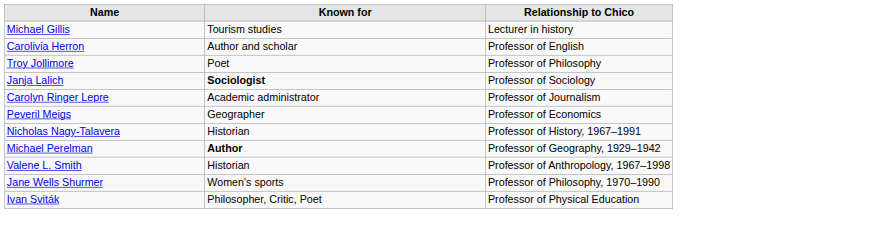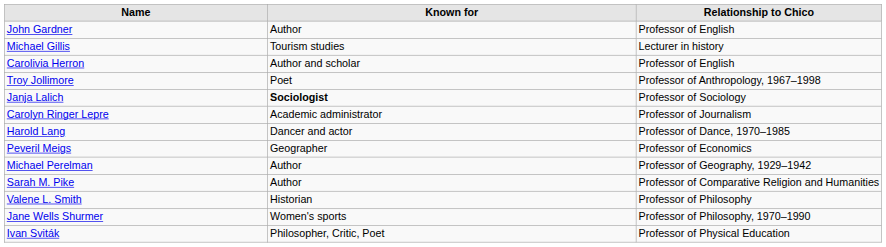+ row: (40, 30)
(545, 64) Professor of Philosophy -> (730, 81) Professor of Anthropology, 1967–1998
+ row: (36, 132)
- row: (63, 132)
(225, 149) bold -> (286, 166) normal
+ row: (40, 183)
(579, 166) Professor of Anthropology, 1967–1998 -> (695, 200) Professor of Philosophy
